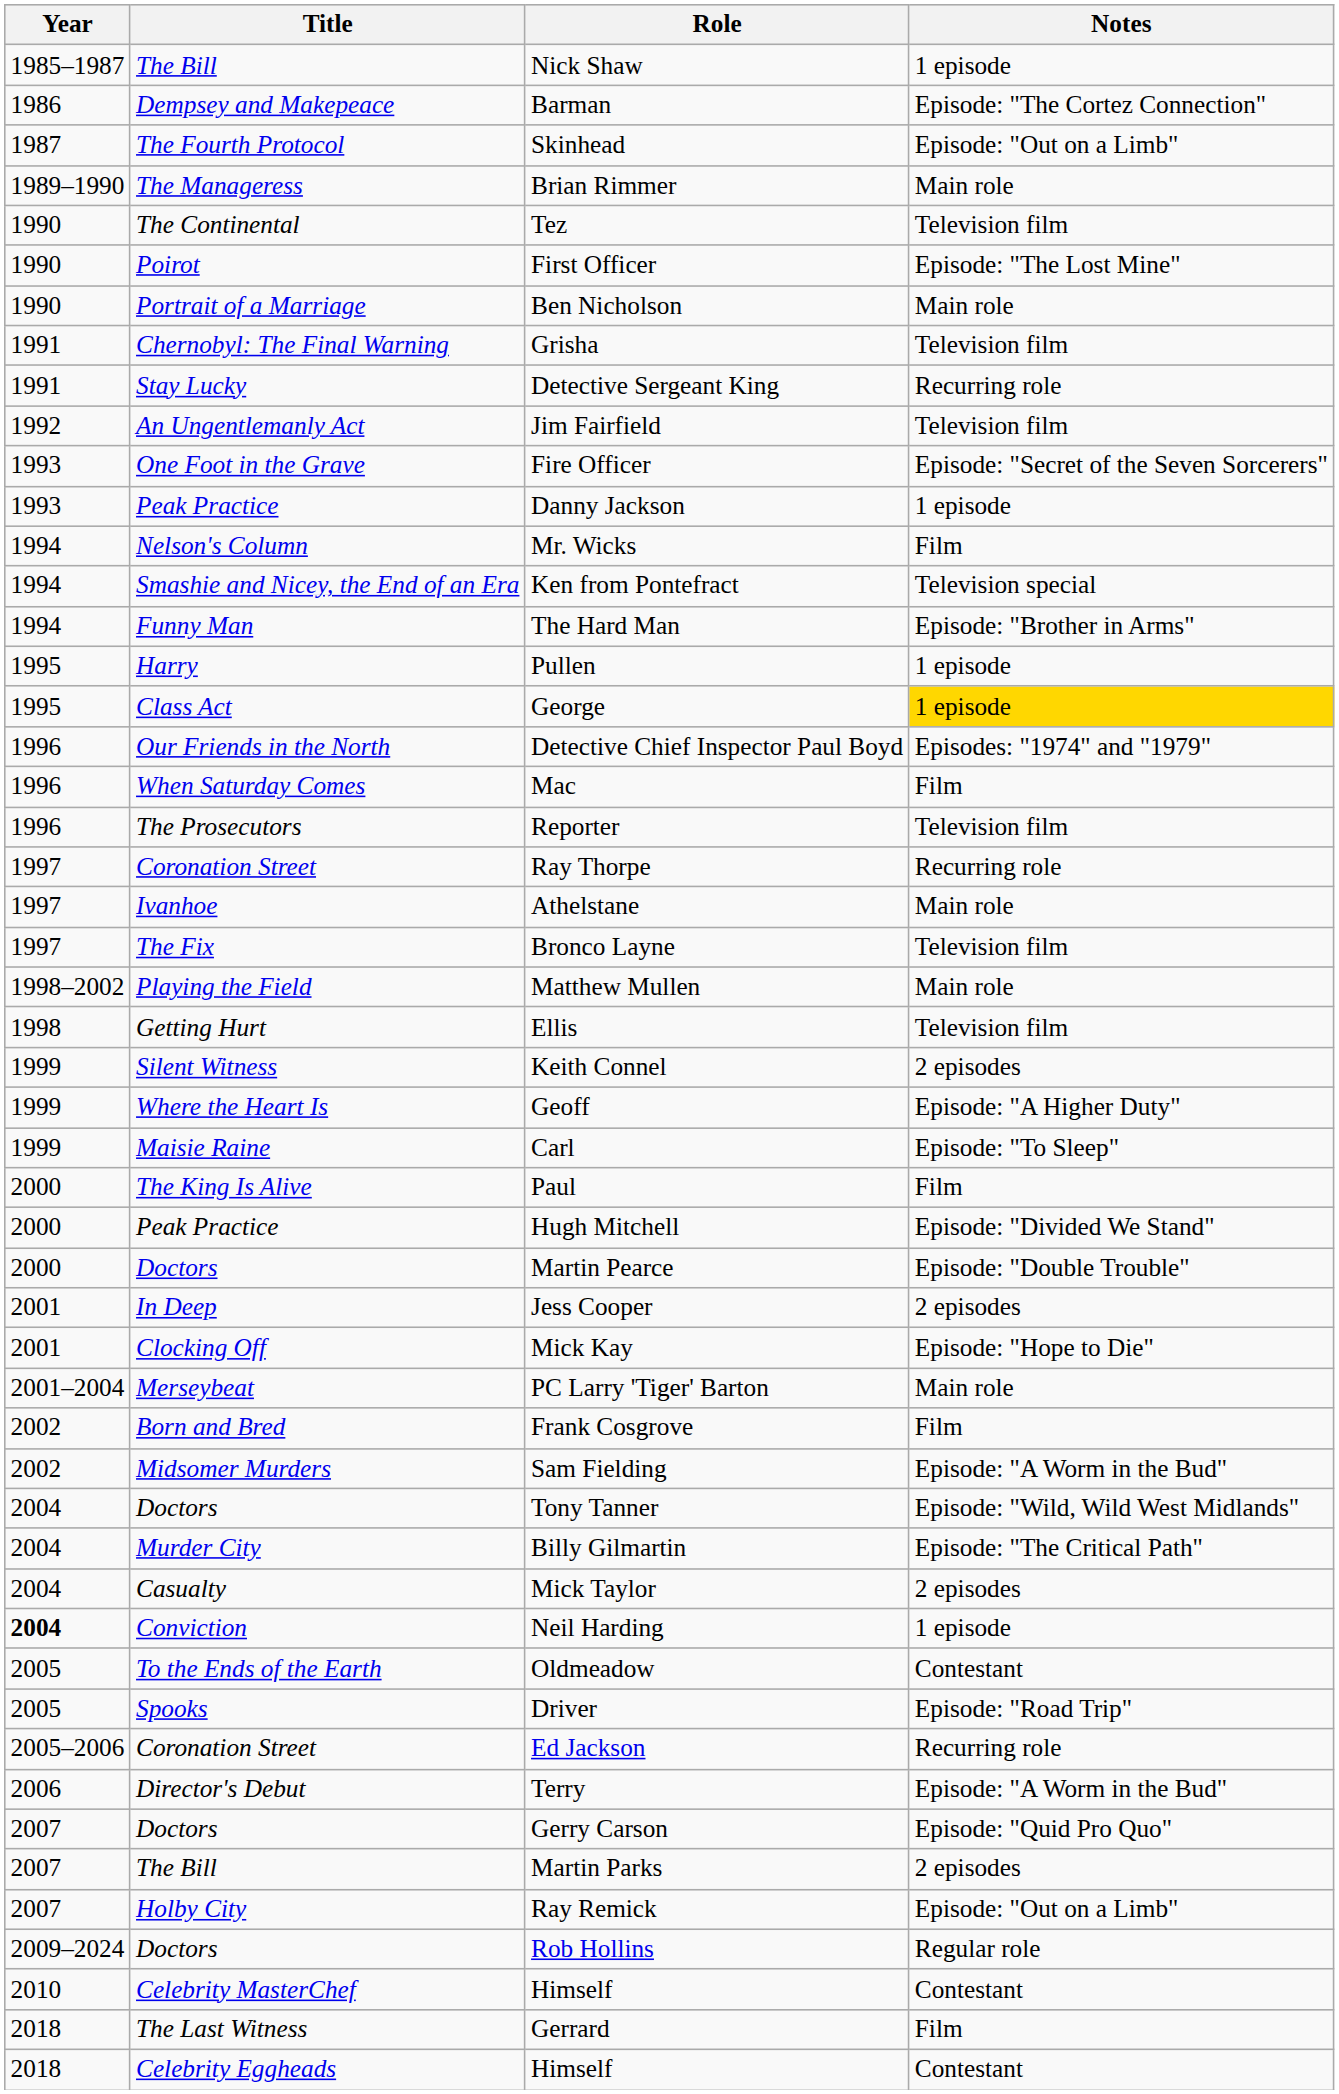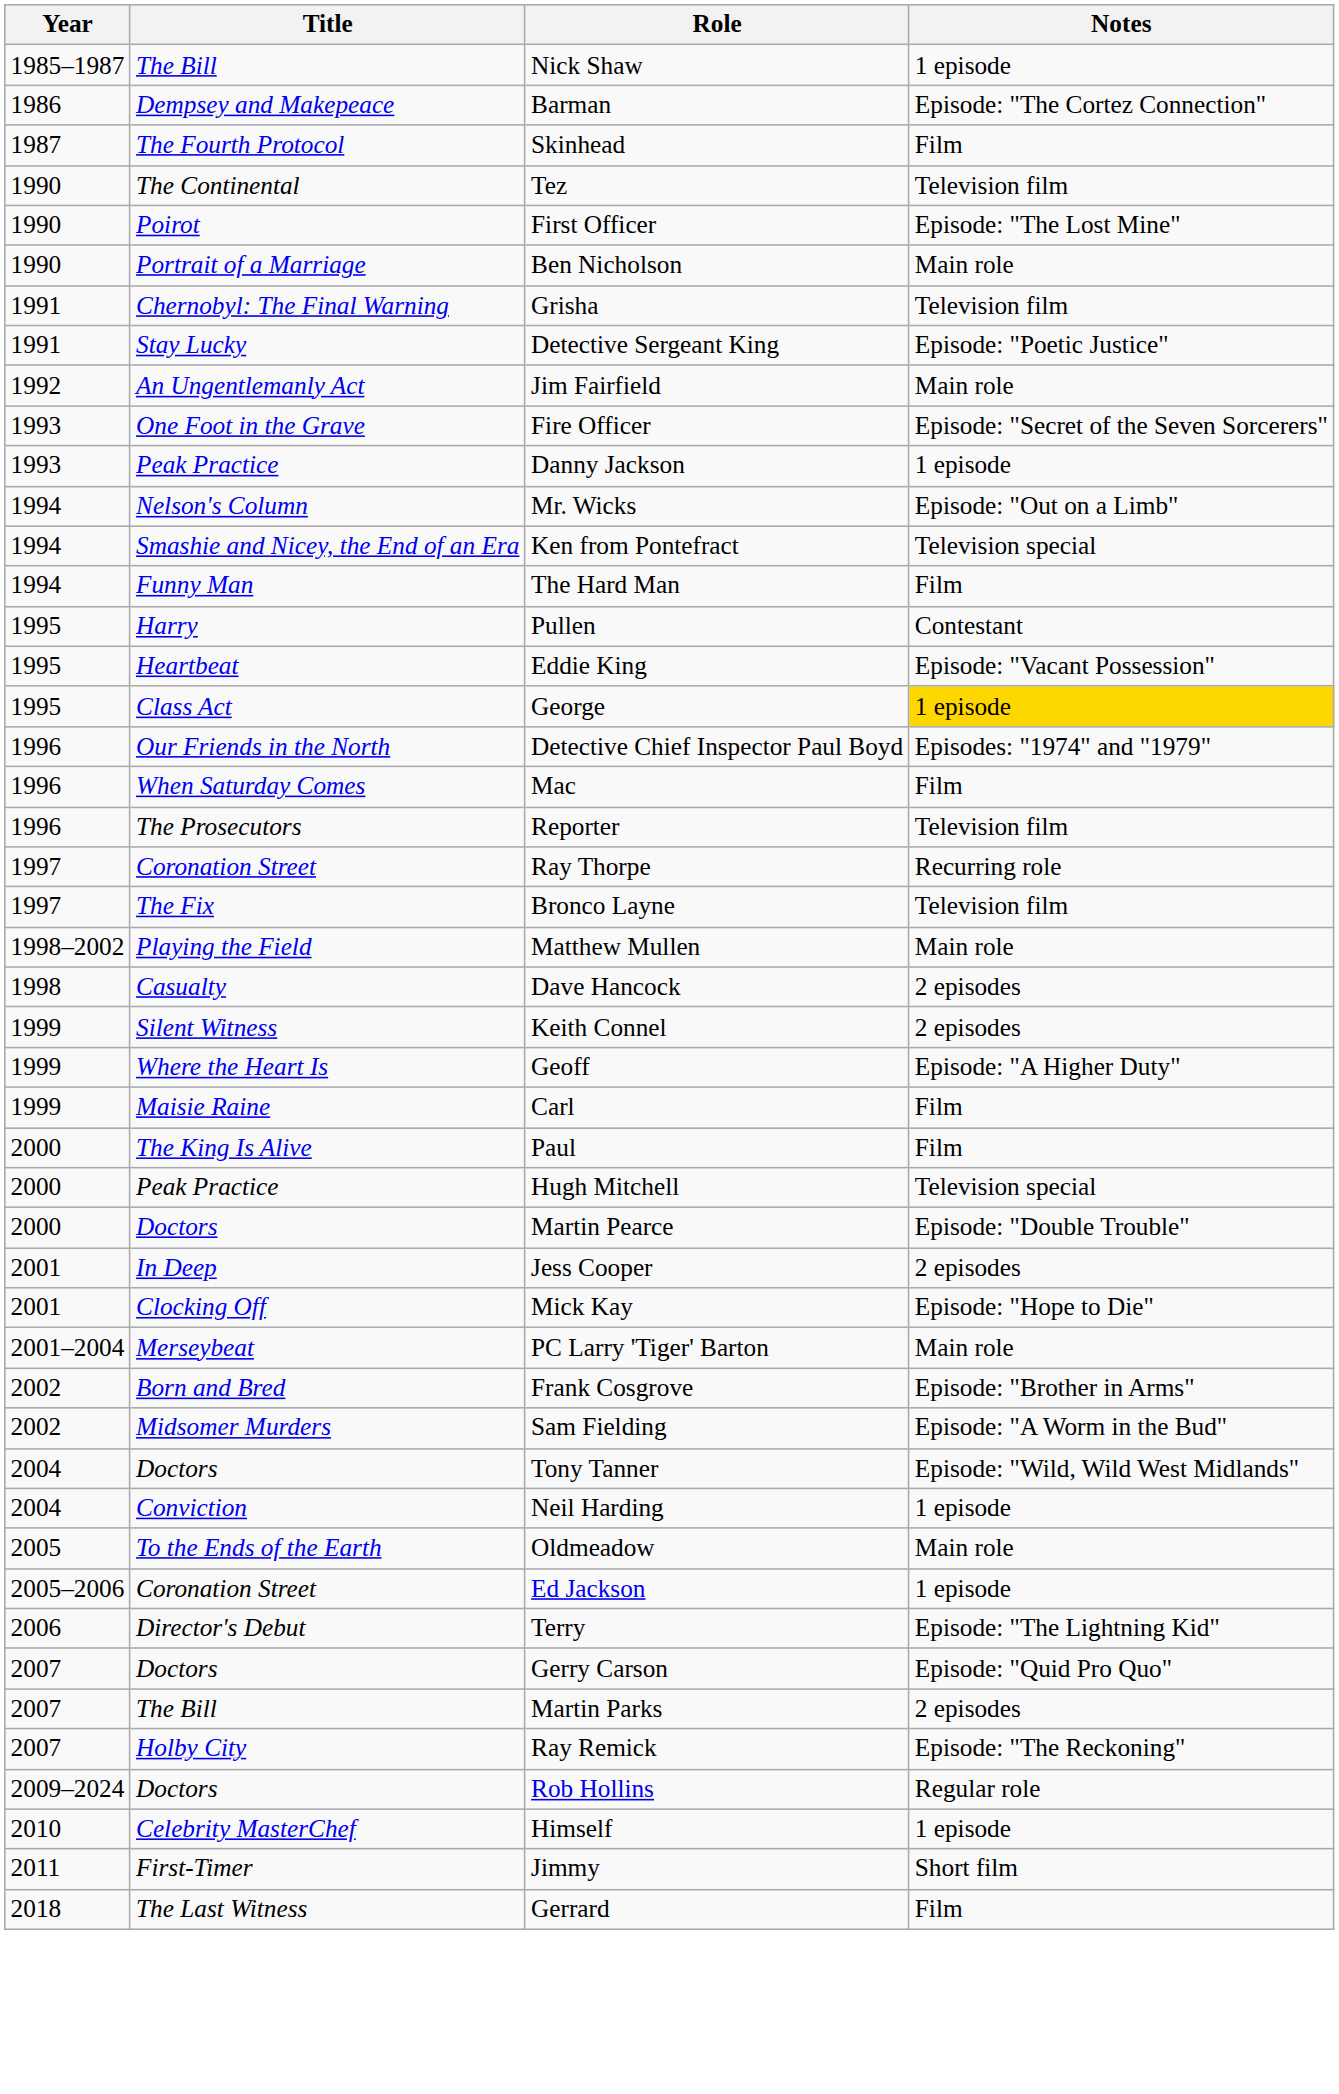(1047, 144) Episode: "Out on a Limb" -> (939, 144) Film
- row: (219, 184)
(988, 385) Recurring role -> (1042, 345) Episode: "Poetic Justice"
(992, 425) Television film -> (964, 385) Main role
(939, 545) Film -> (1047, 505) Episode: "Out on a Limb"
(1055, 625) Episode: "Brother in Arms" -> (939, 585) Film
(963, 666) 1 episode -> (969, 625) Contestant
+ row: (187, 666)
- row: (177, 906)
- row: (201, 1026)
+ row: (181, 986)
(1017, 1147) Episode: "To Sleep" -> (939, 1107) Film
(1065, 1227) Episode: "Divided We Stand" -> (1006, 1187) Television special
(939, 1427) Film -> (1055, 1387) Episode: "Brother in Arms"
- row: (198, 1548)
- row: (181, 1588)
(36, 1628) bold -> (36, 1507) normal
(969, 1668) Contestant -> (964, 1548) Main role
- row: (172, 1708)
(988, 1748) Recurring role -> (963, 1588) 1 episode
(1071, 1788) Episode: "A Worm in the Bud" -> (1067, 1628) Episode: "The Lightning Kid"
(1047, 1908) Episode: "Out on a Limb" -> (1050, 1748) Episode: "The Reckoning"
(969, 1989) Contestant -> (963, 1828) 1 episode
+ row: (194, 1868)
- row: (236, 2069)
